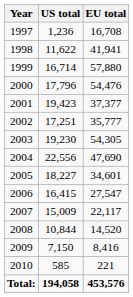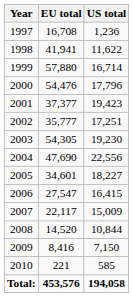columns swapped: (106, 13) <-> (61, 13)
